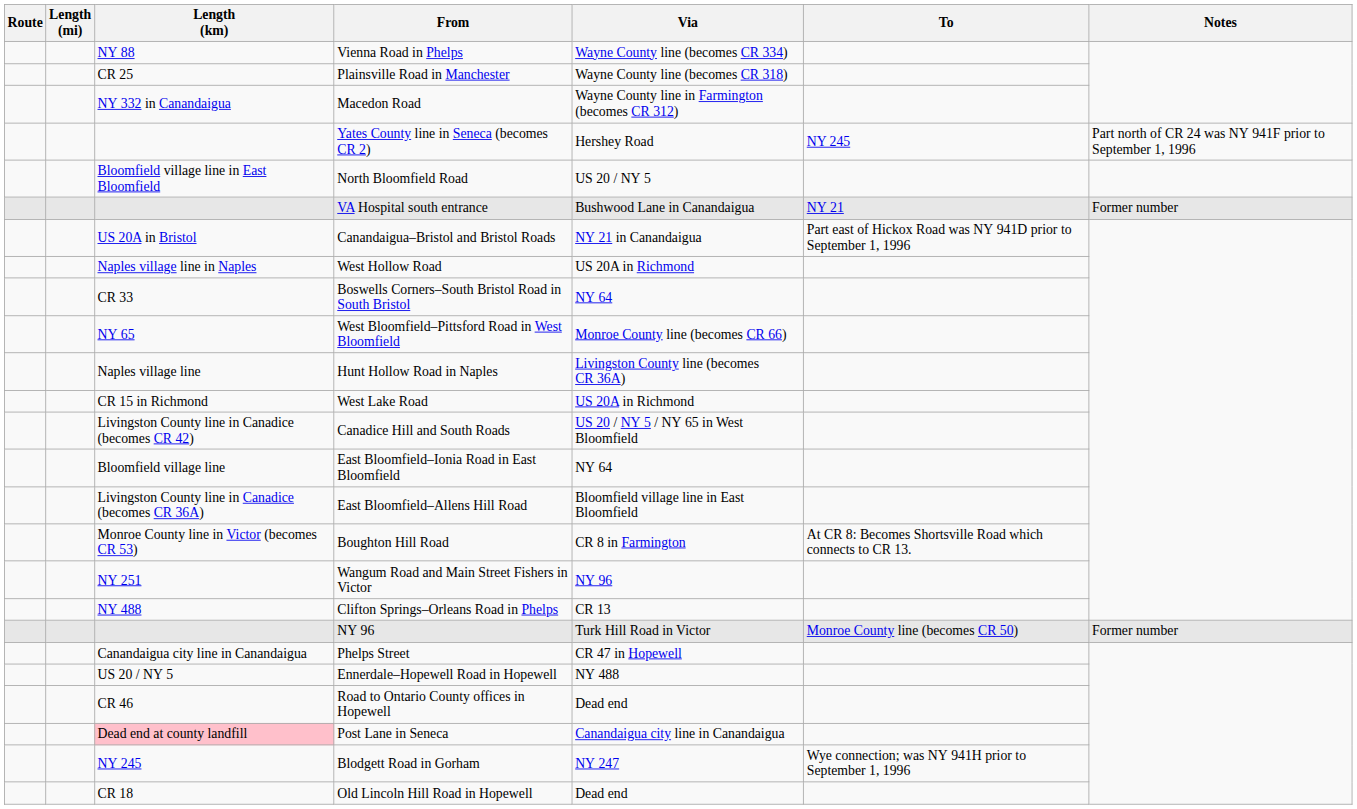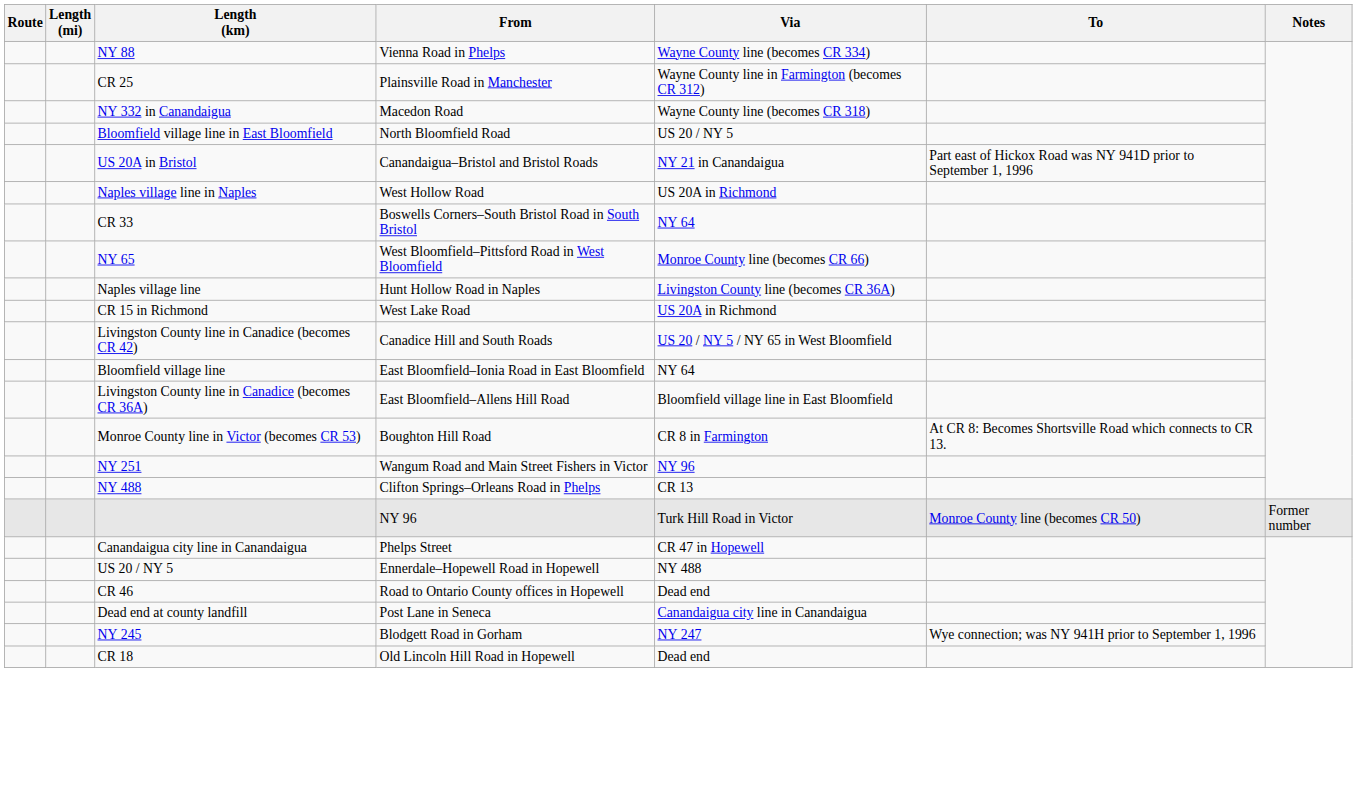(681, 74) Wayne County line (becomes CR 318) -> (779, 82) Wayne County line in Farmington (becomes CR 312)
(669, 104) Wayne County line in Farmington (becomes CR 312) -> (764, 111) Wayne County line (becomes CR 318)
- row: (443, 141)
- row: (413, 208)
(172, 734) pink background -> (172, 613) no background
